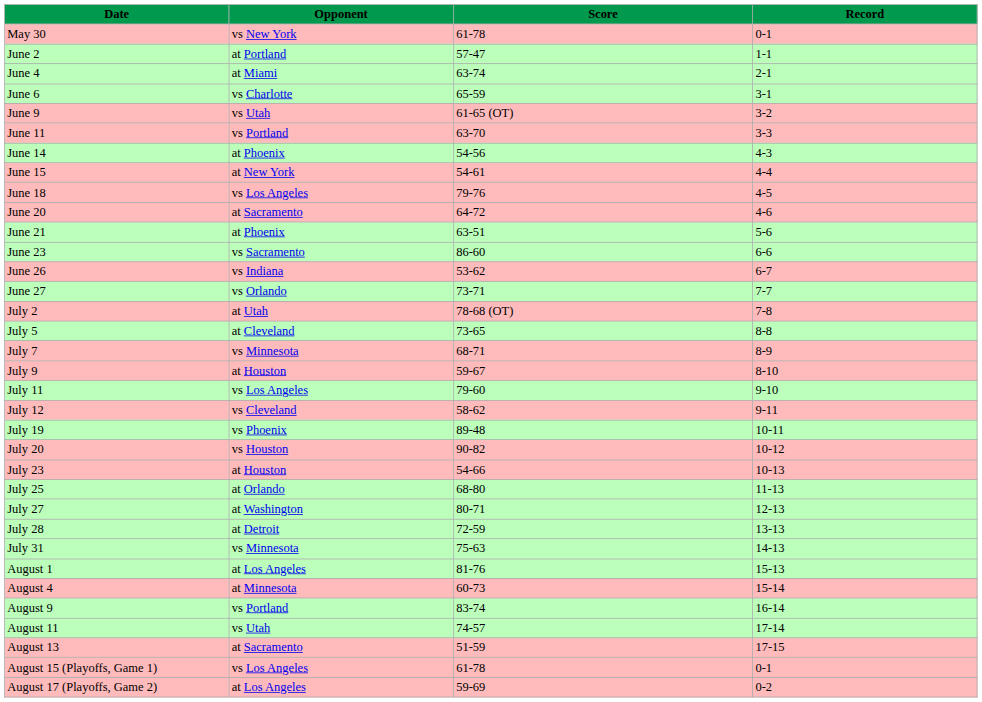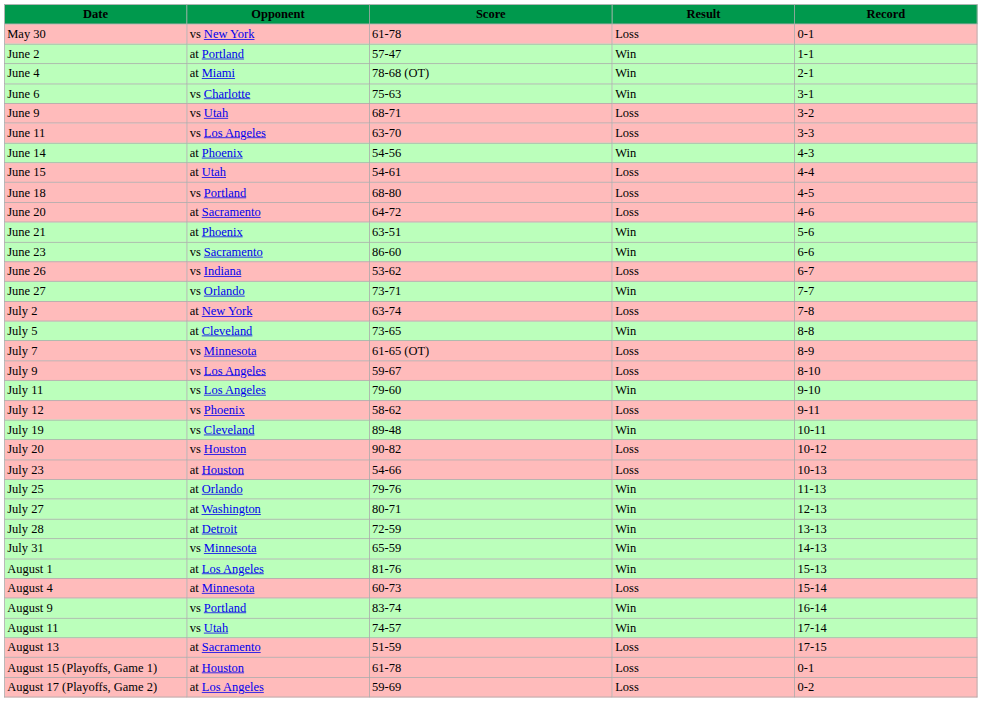+ column: (703, 14)
(471, 73) 63-74 -> (401, 73) 78-68 (OT)
(471, 93) 65-59 -> (387, 93) 75-63
(485, 113) 61-65 (OT) -> (387, 113) 68-71
(260, 133) vs Portland -> (228, 133) vs Los Angeles
(263, 172) at New York -> (208, 172) at Utah
(270, 192) vs Los Angeles -> (218, 192) vs Portland
(471, 192) 79-76 -> (387, 192) 68-80
(250, 311) at Utah -> (221, 311) at New York
(485, 311) 78-68 (OT) -> (387, 311) 63-74
(471, 350) 68-71 -> (401, 350) 61-65 (OT)
(259, 370) at Houston -> (228, 370) vs Los Angeles
(264, 410) vs Cleveland -> (217, 410) vs Phoenix
(259, 430) vs Phoenix -> (222, 430) vs Cleveland
(471, 489) 68-80 -> (387, 489) 79-76
(471, 548) 75-63 -> (387, 548) 65-59
(270, 667) vs Los Angeles -> (217, 667) at Houston
